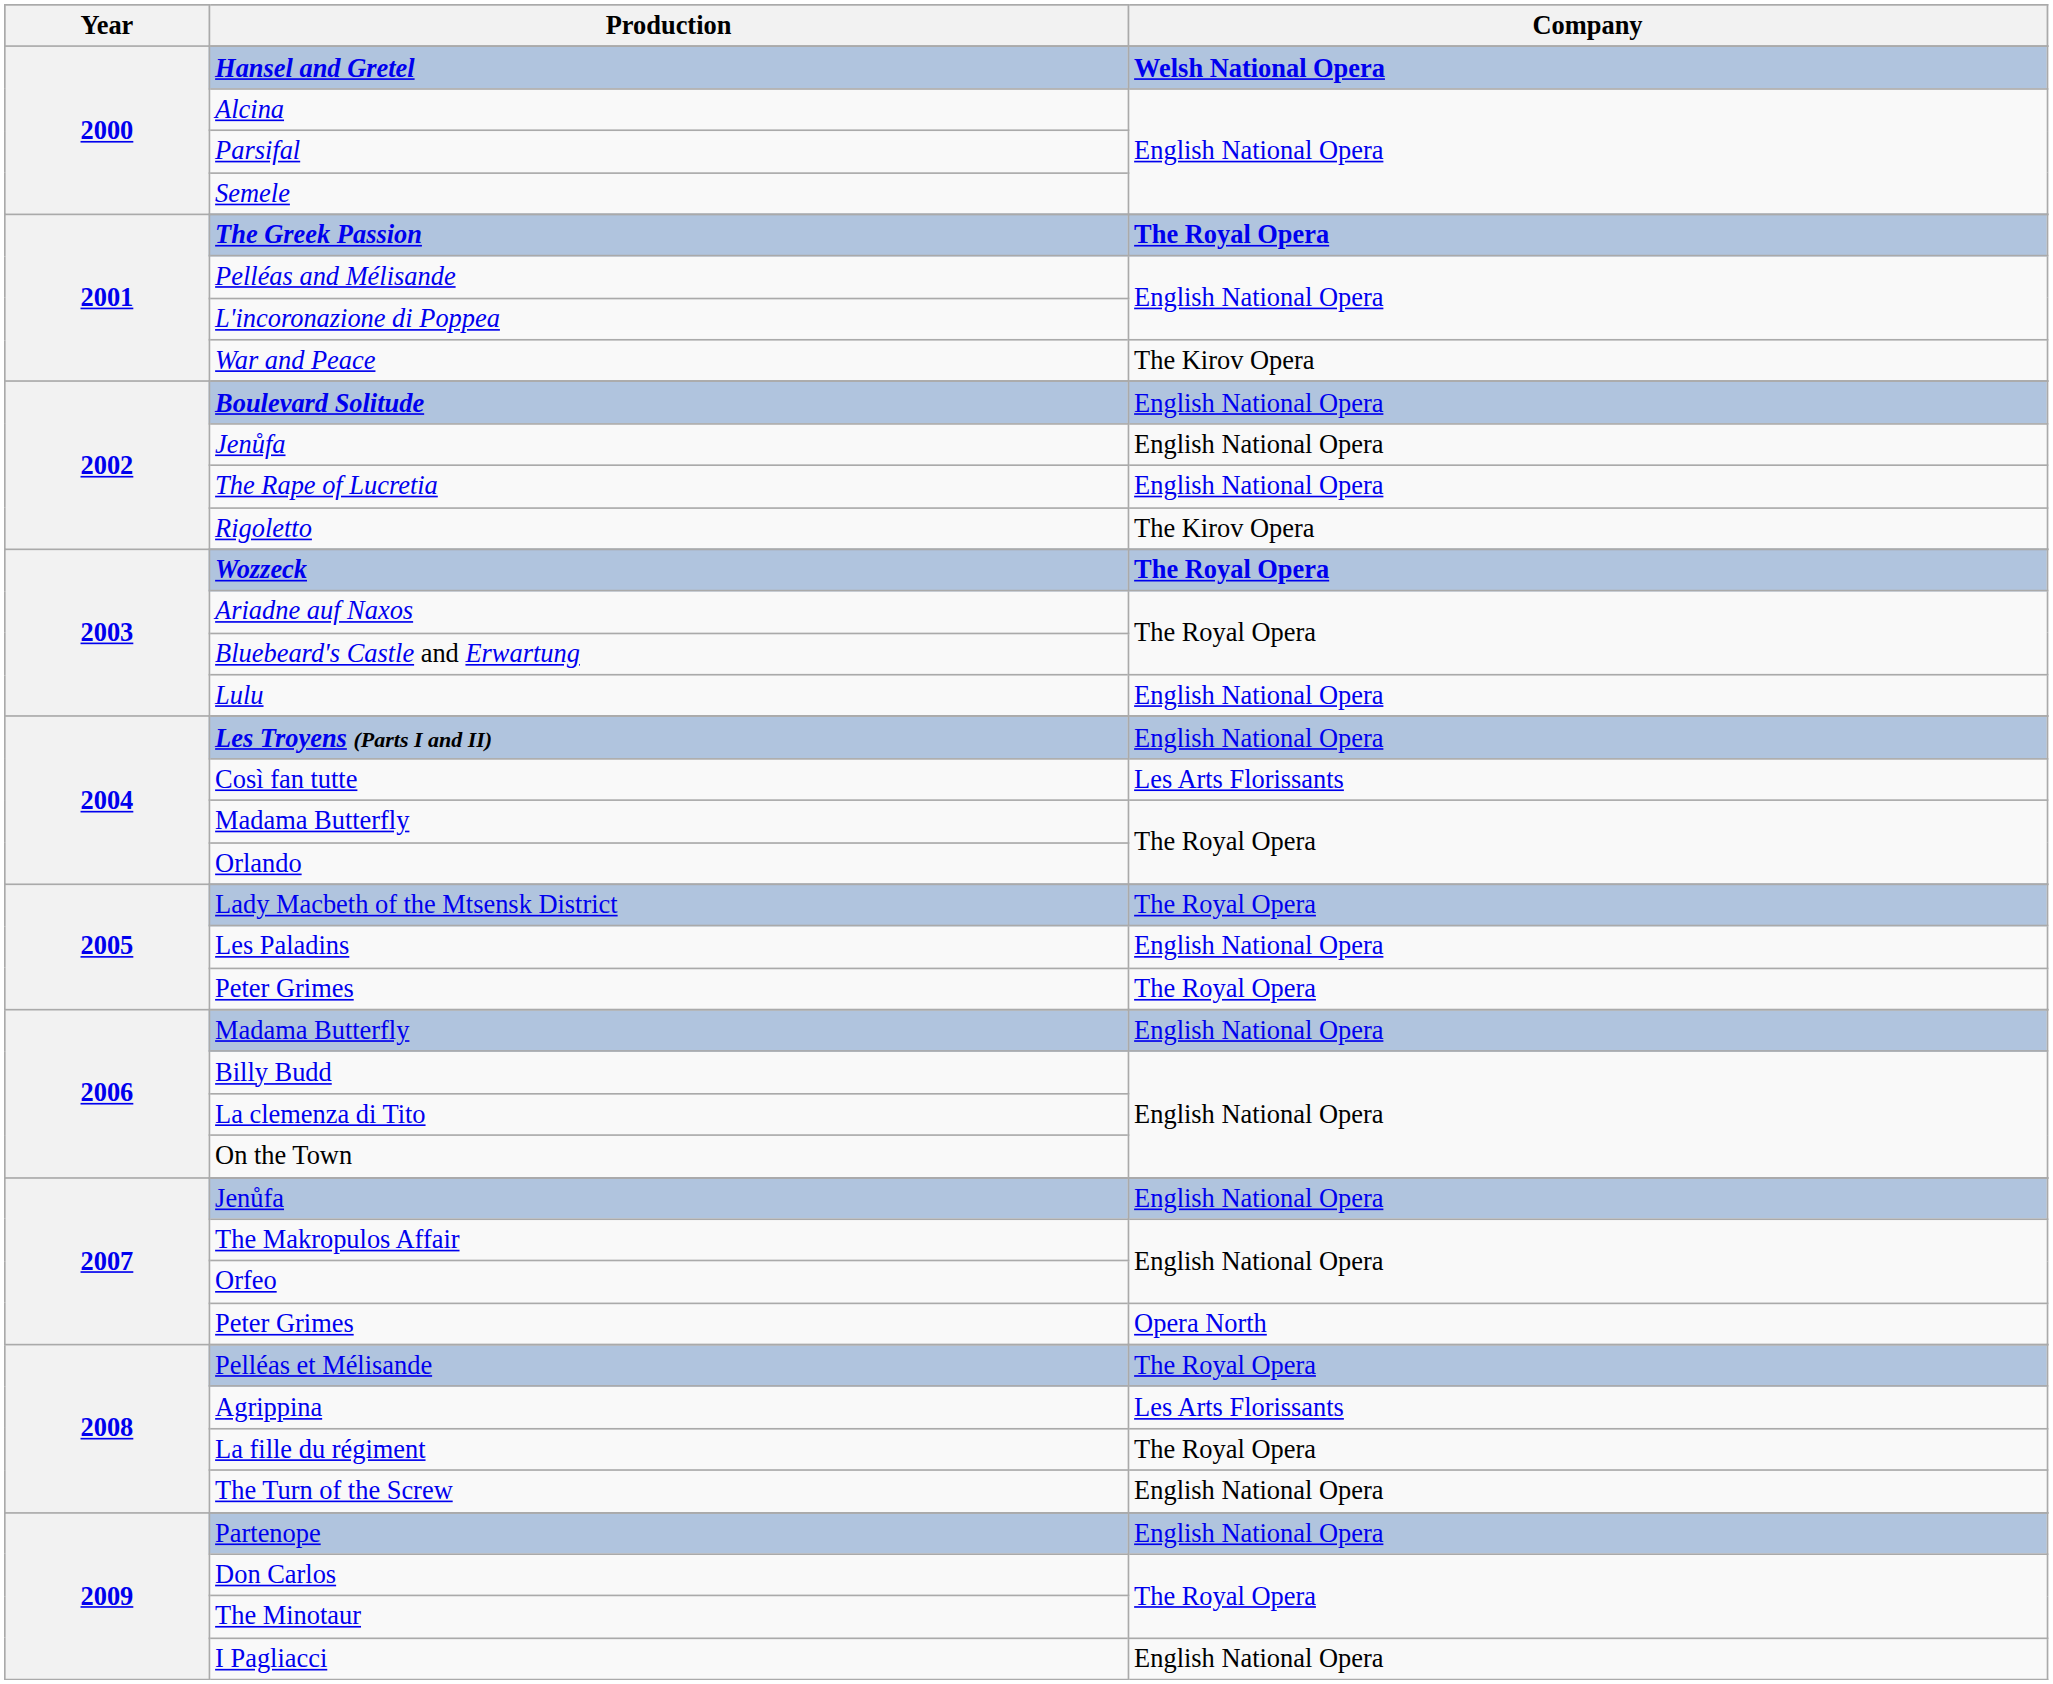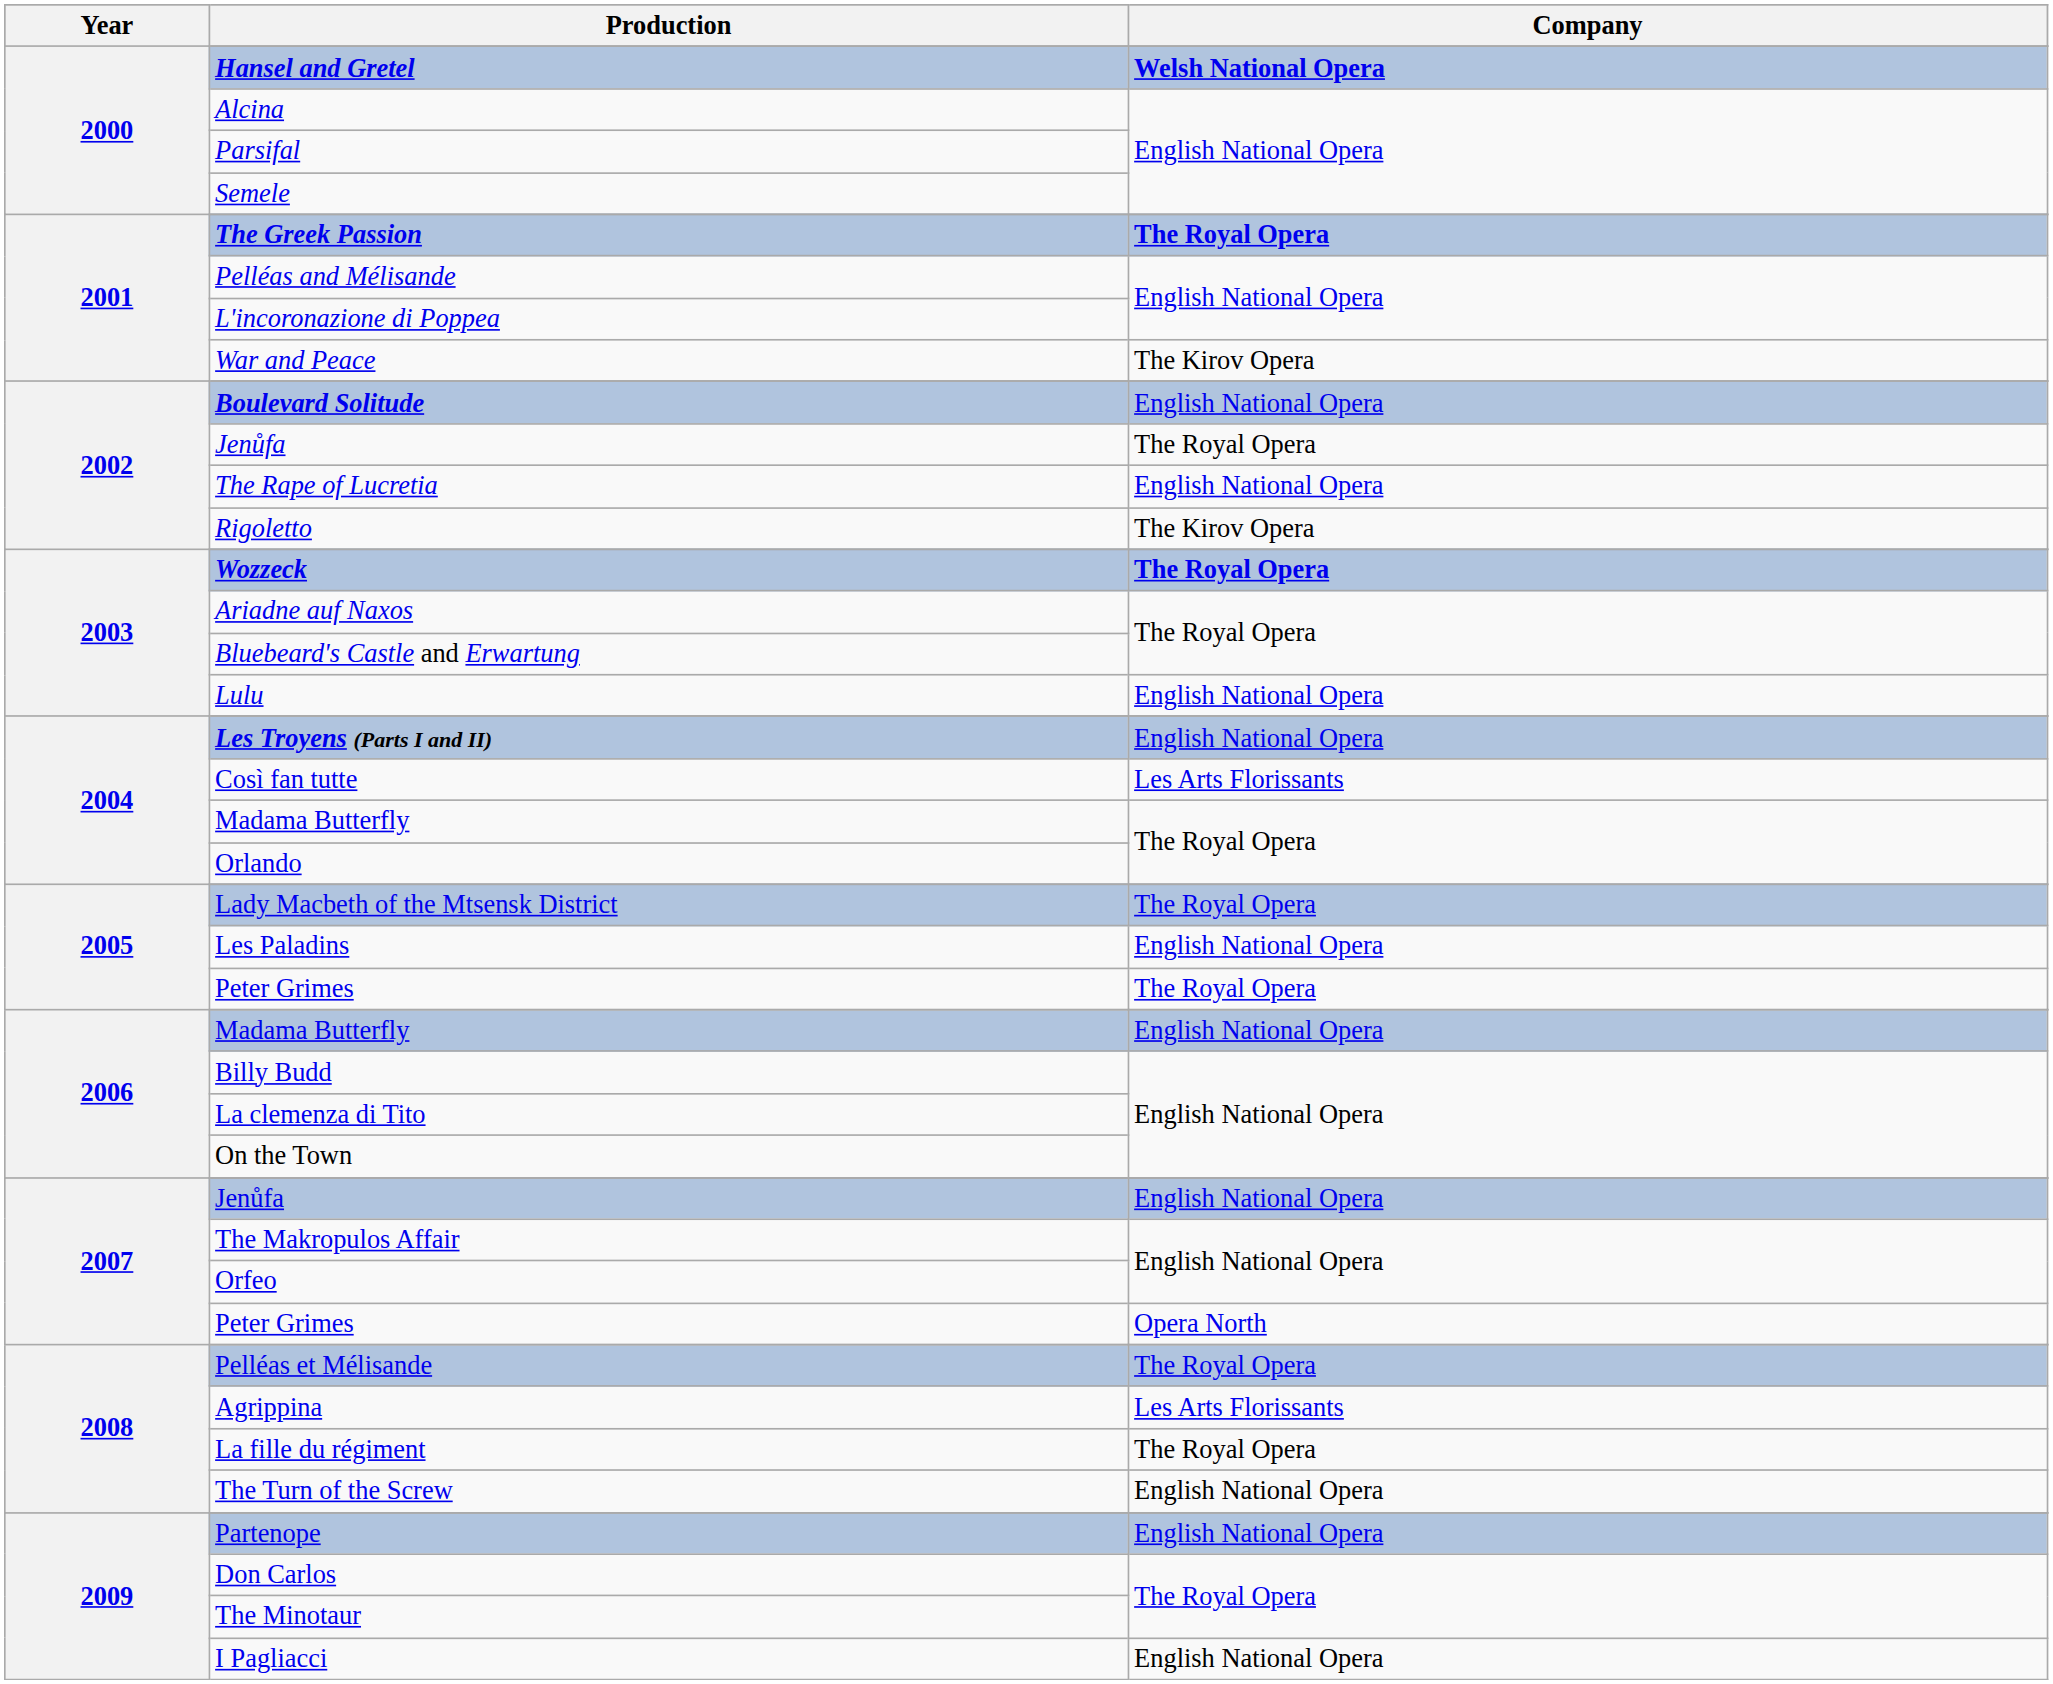(1259, 444) English National Opera -> (1225, 444) The Royal Opera
